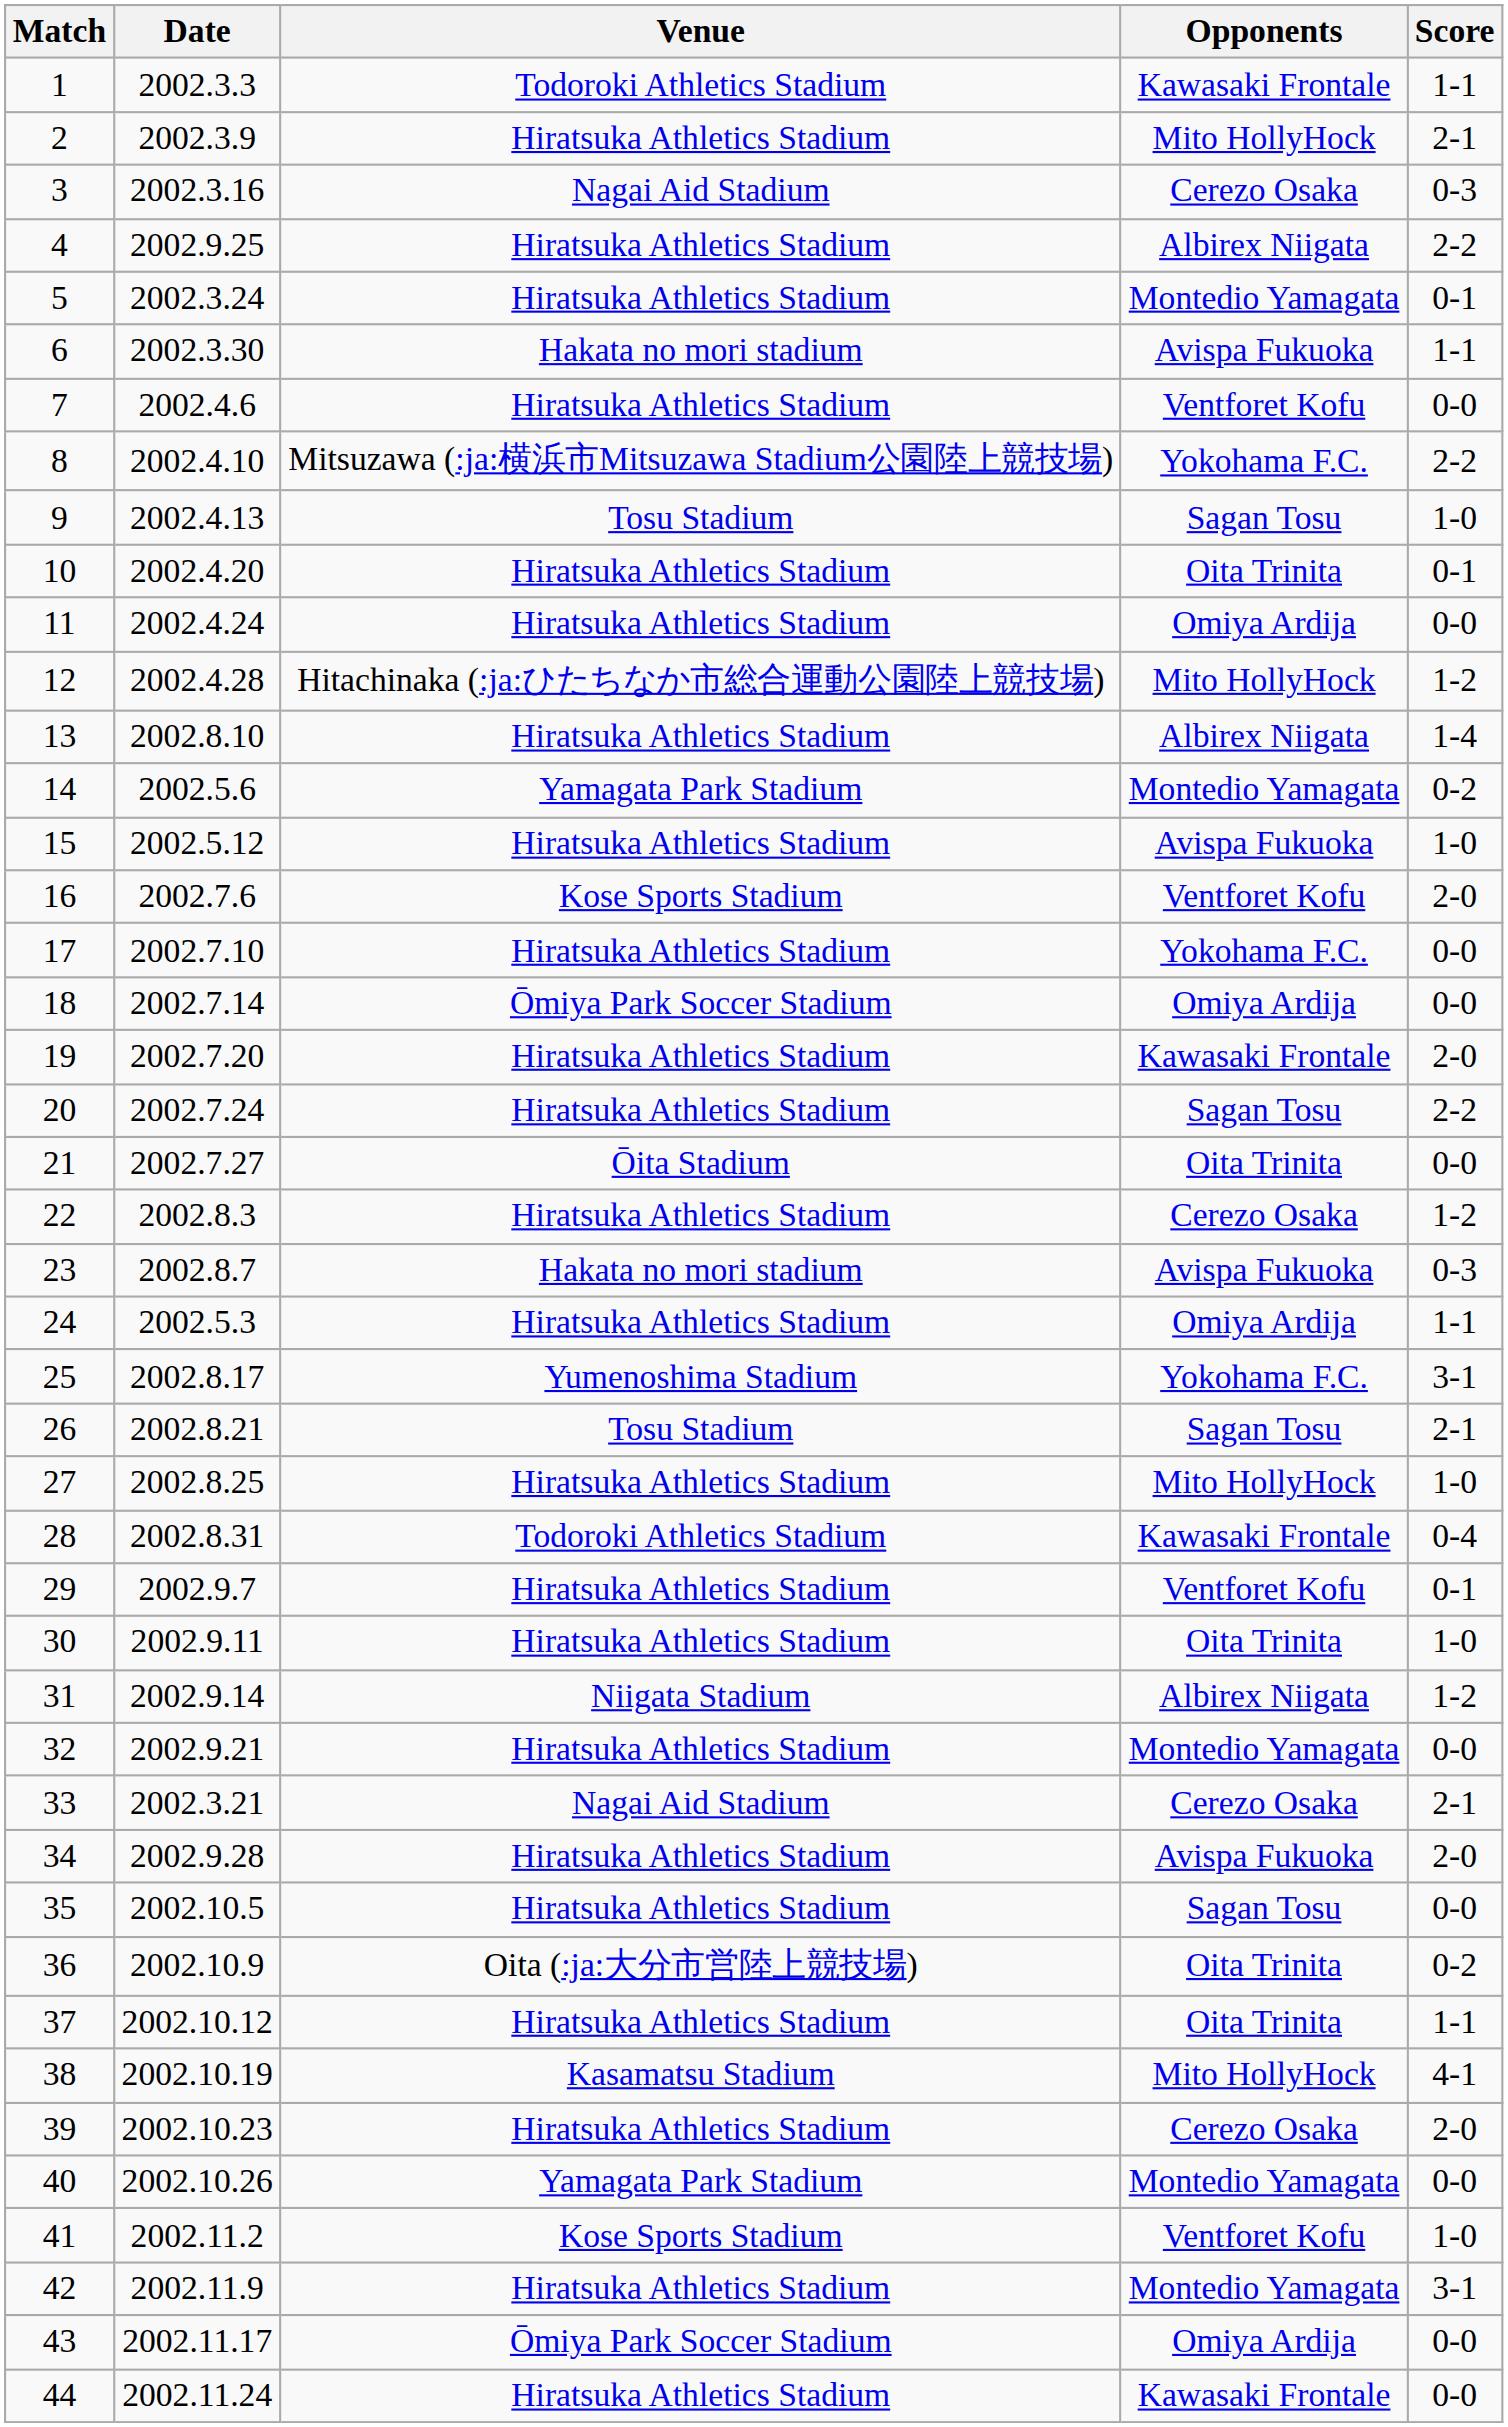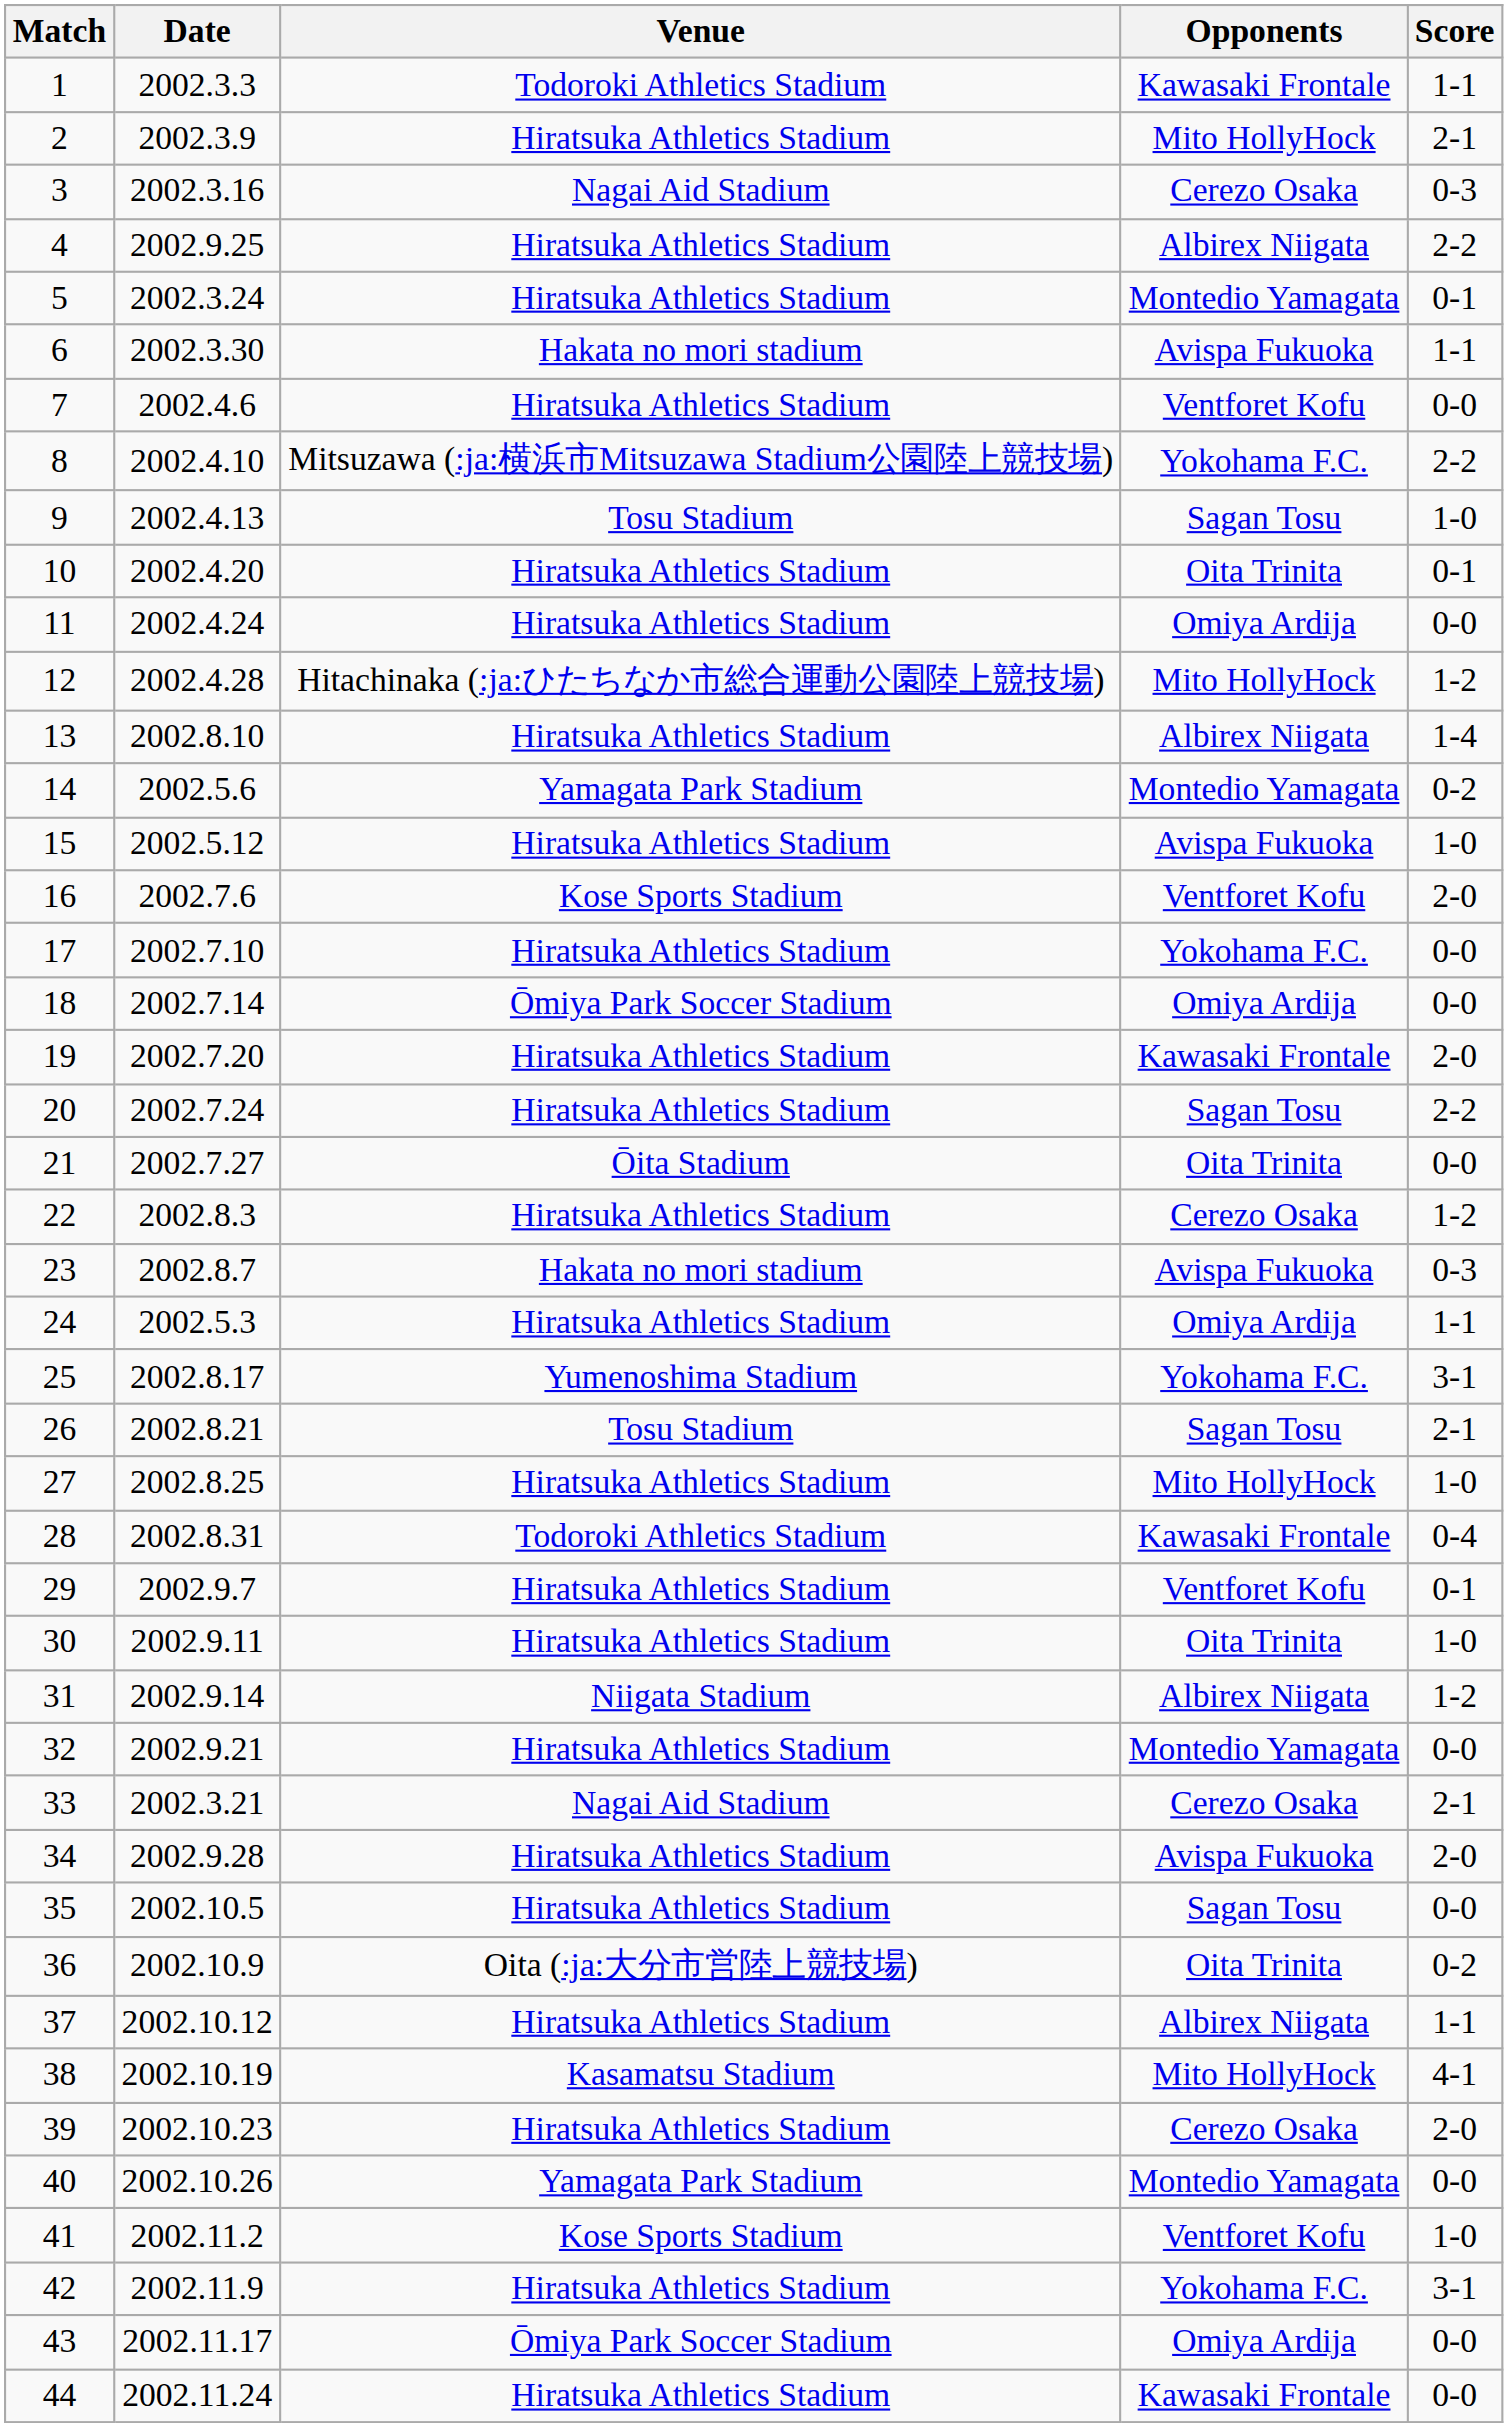(1264, 2021) Oita Trinita -> (1264, 2021) Albirex Niigata
(1264, 2288) Montedio Yamagata -> (1264, 2288) Yokohama F.C.
